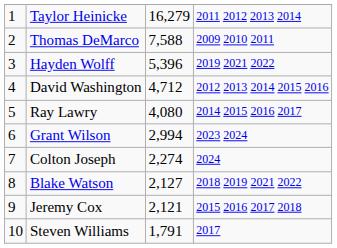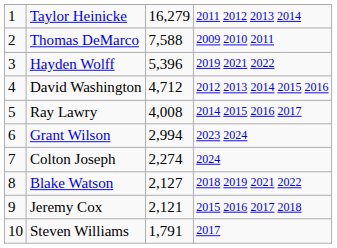(165, 111) 4,080 -> (165, 111) 4,008
